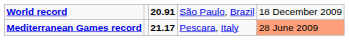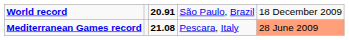(163, 27) 21.17 -> (163, 27) 21.08
